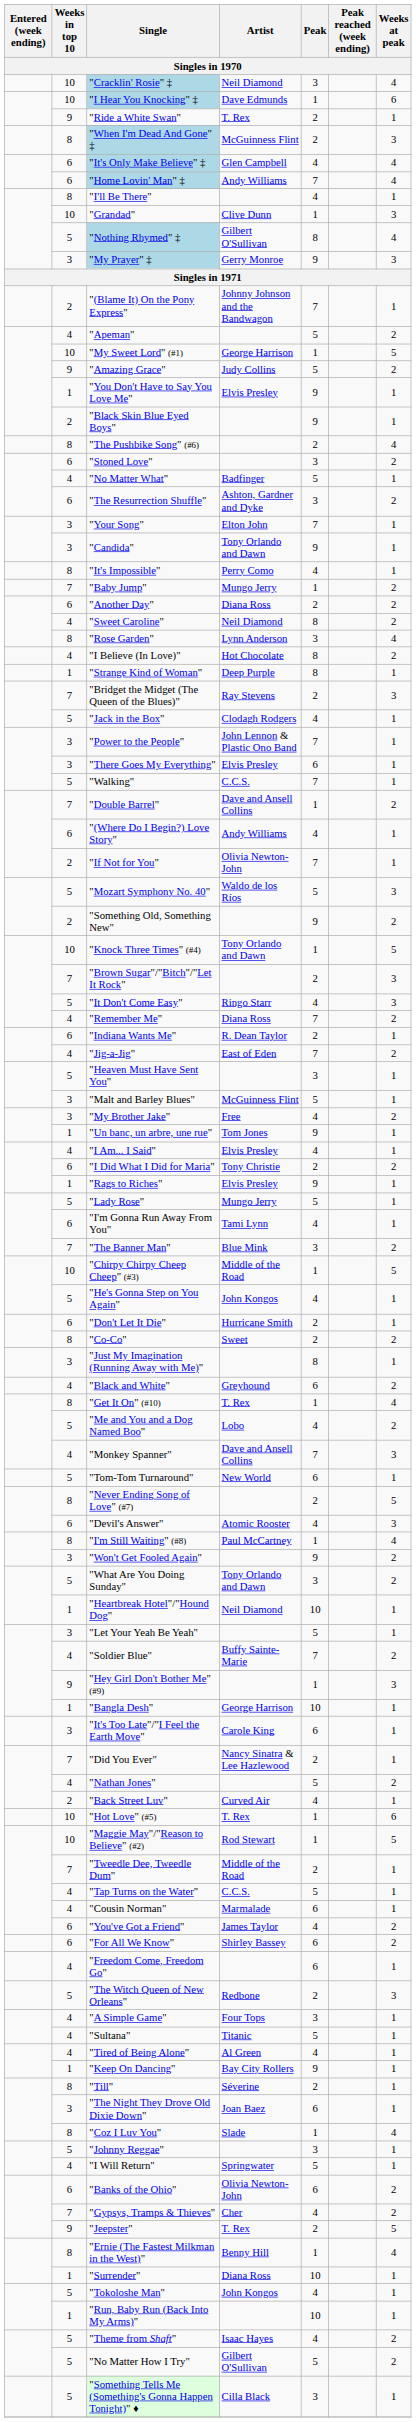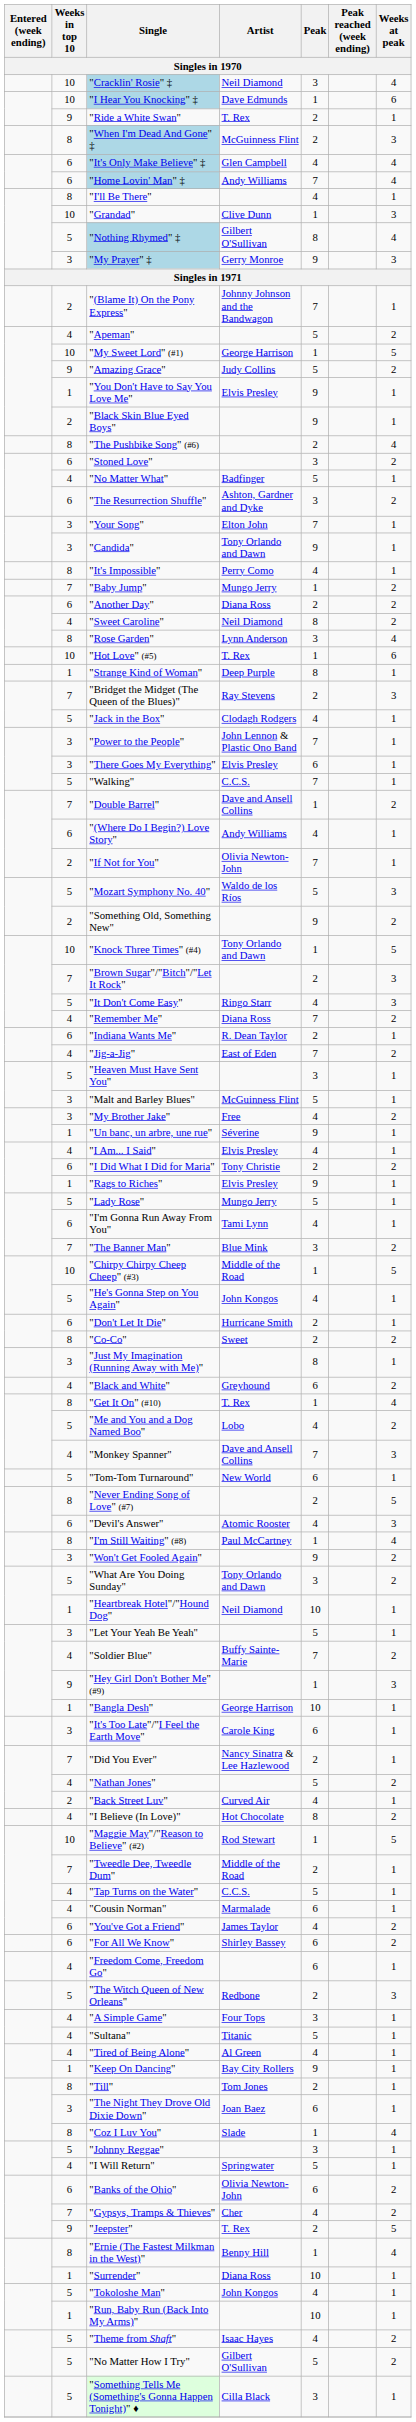rows swapped: (123, 1817) <-> (135, 655)
(245, 1133) Tom Jones -> (240, 1133) Séverine
(240, 2086) Séverine -> (245, 2086) Tom Jones
